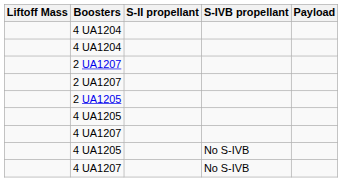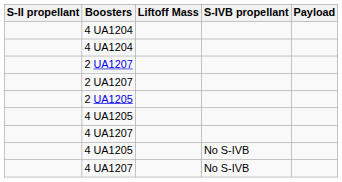columns swapped: (37, 13) <-> (163, 13)
